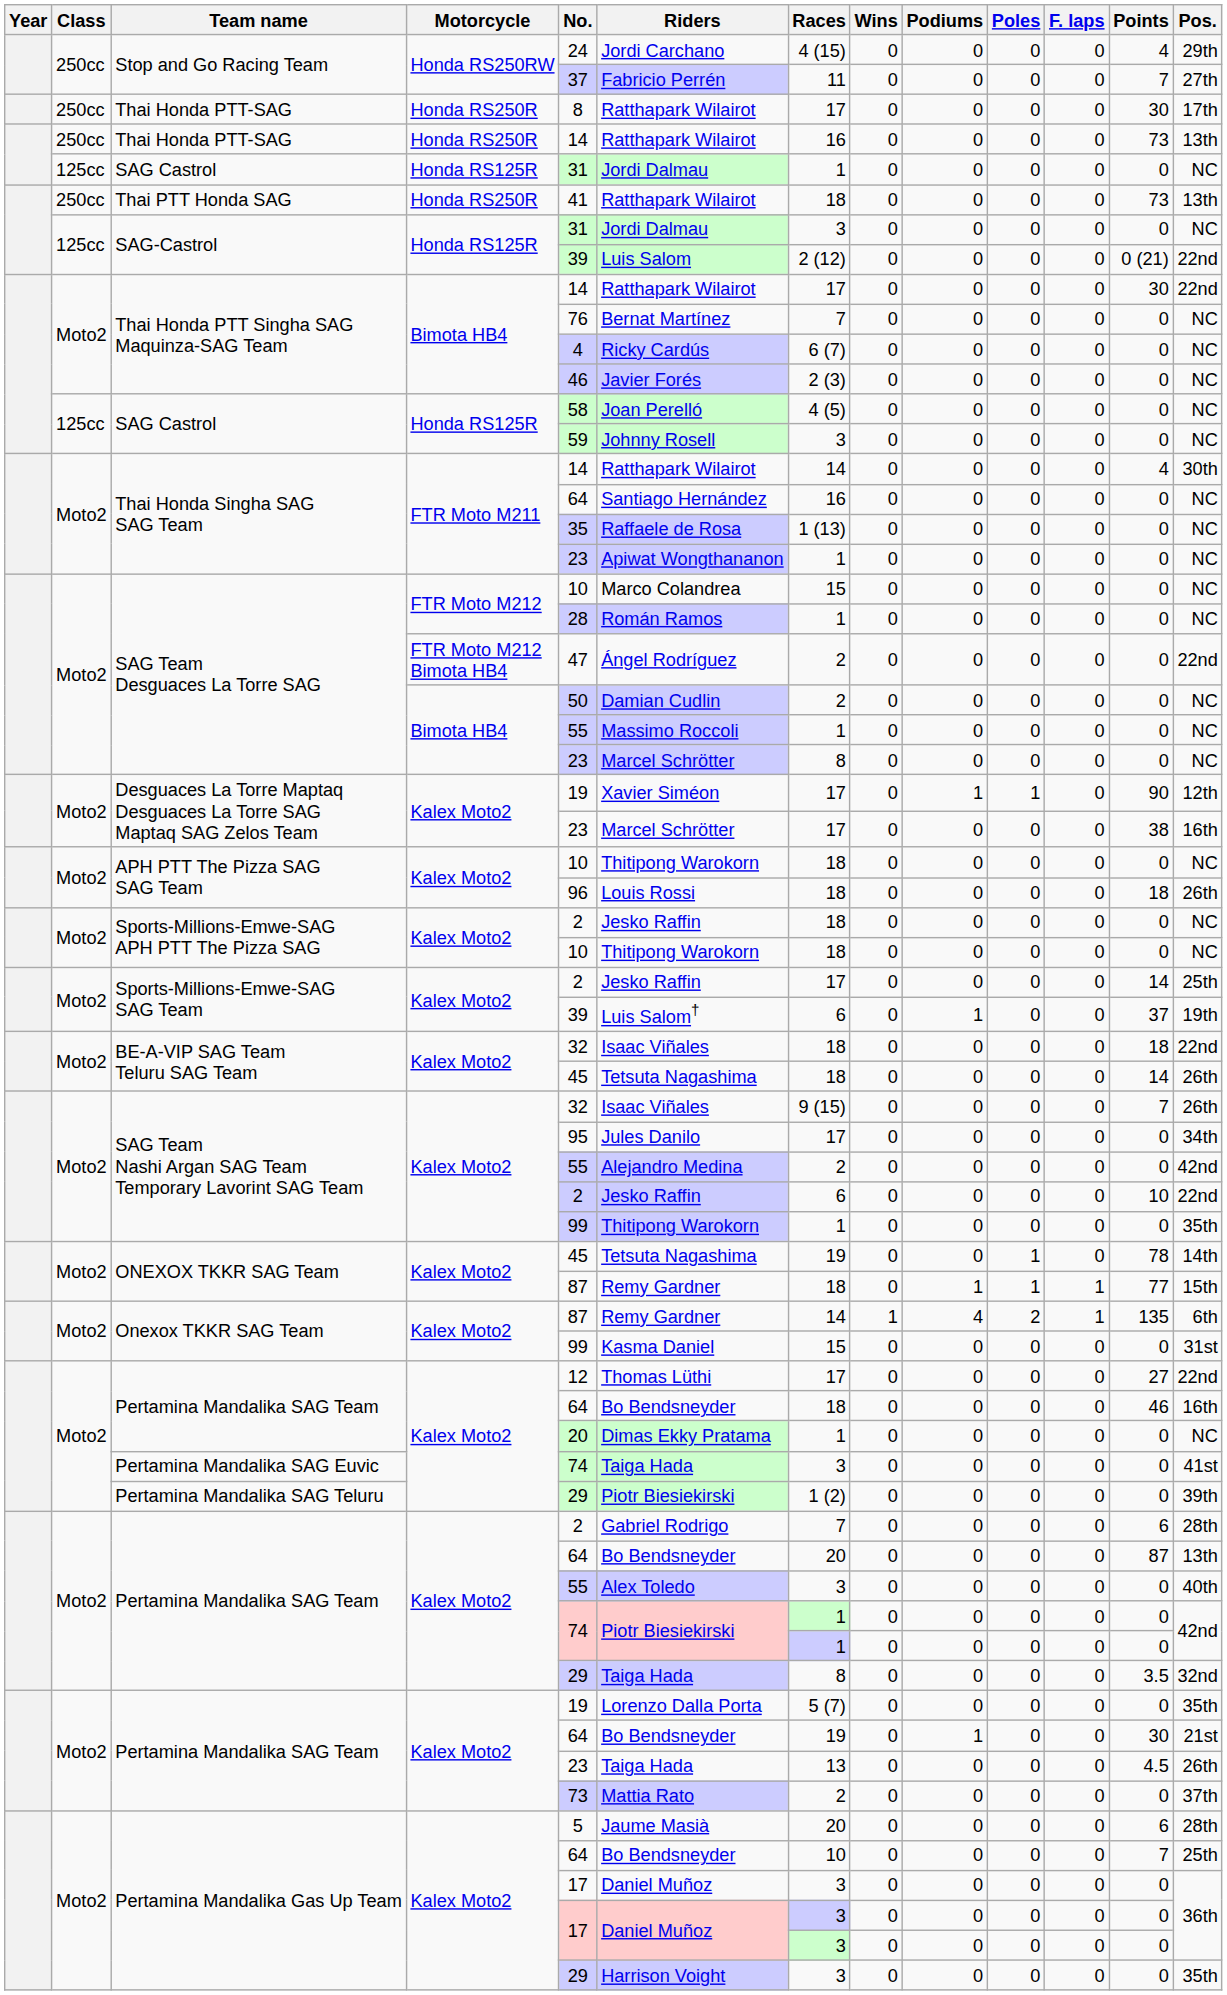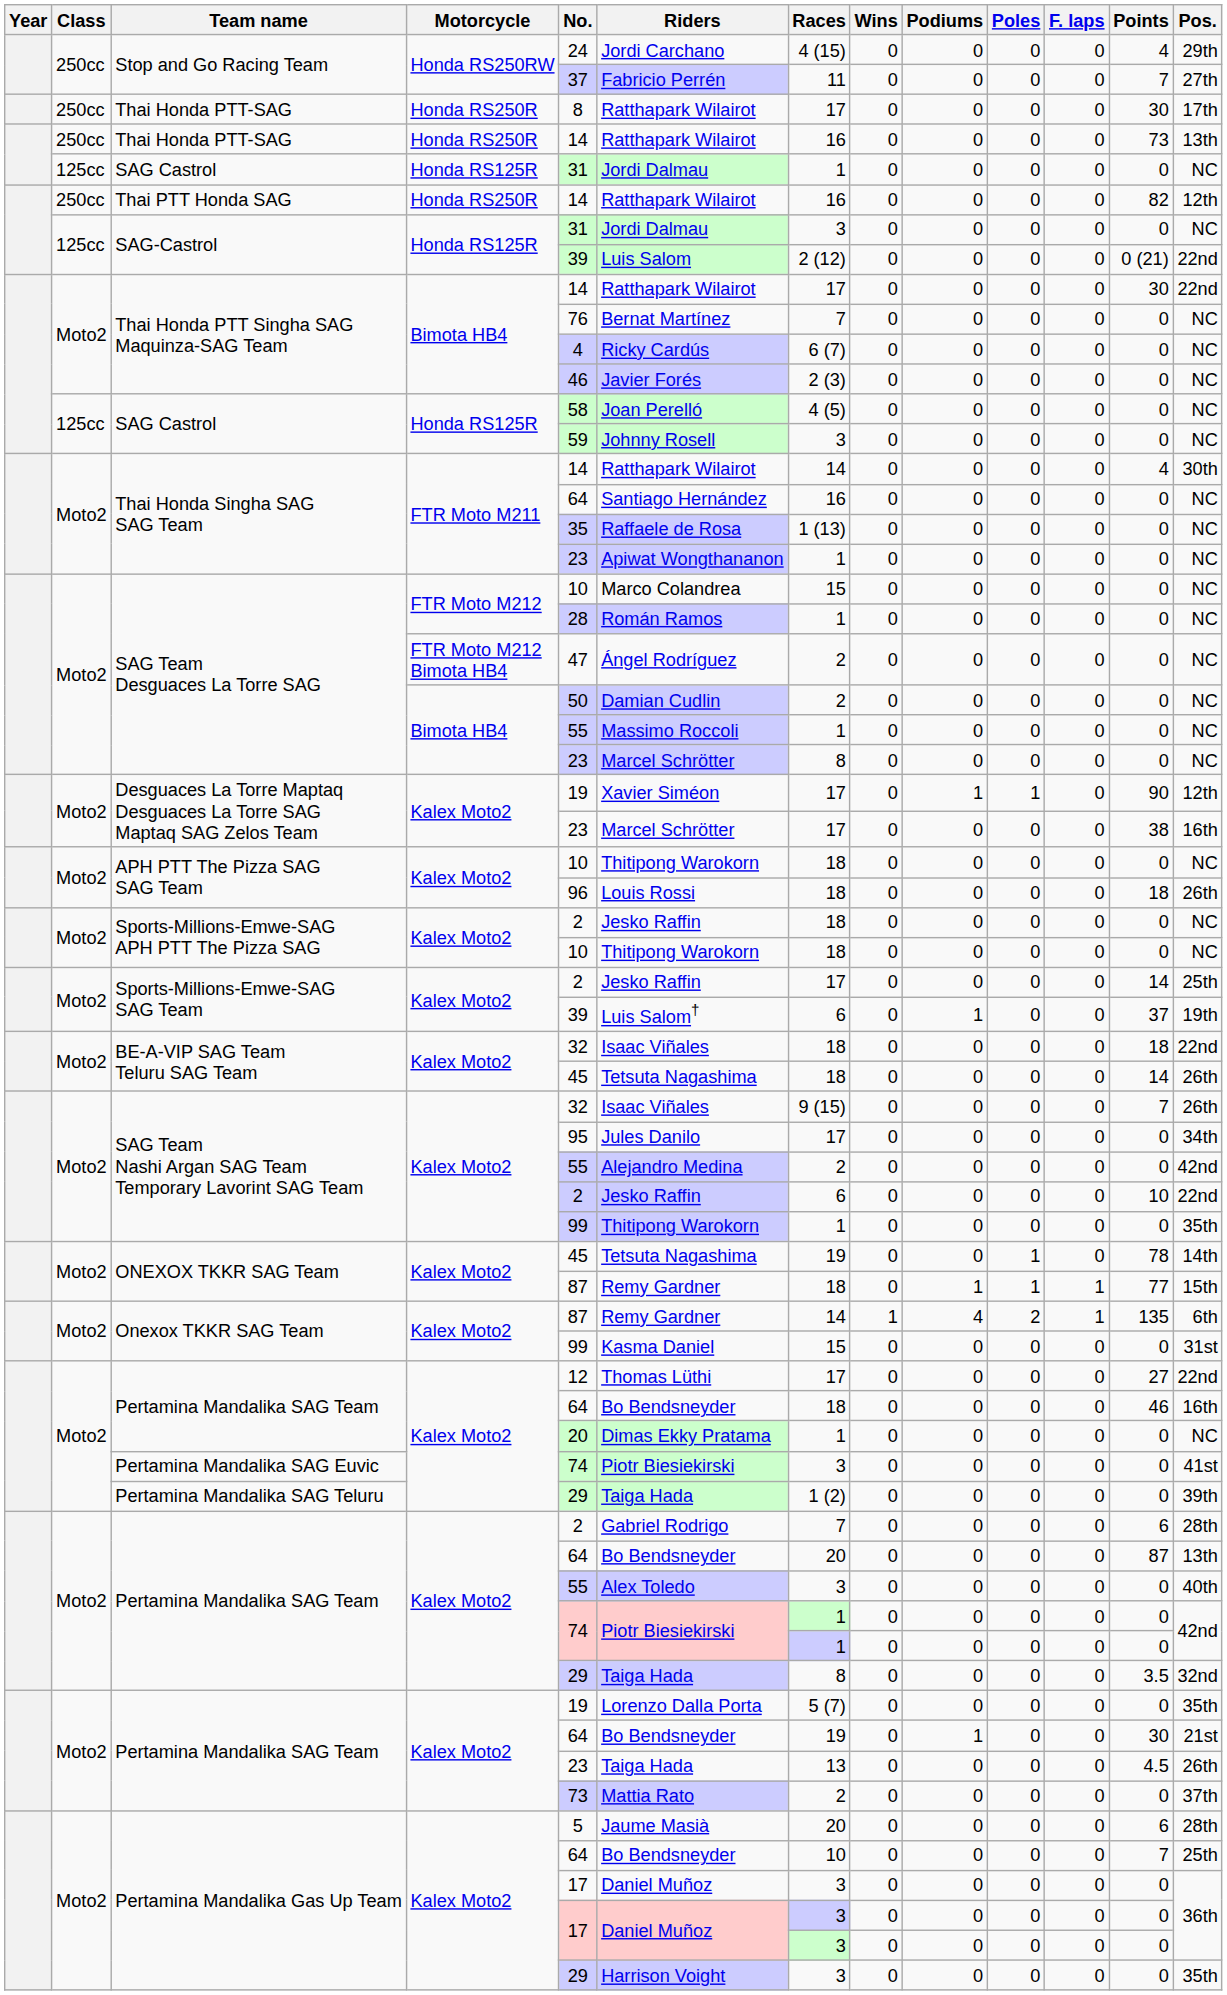(578, 199) 41 -> (578, 199) 14
(836, 199) 18 -> (836, 199) 16
(1159, 199) 73 -> (1159, 199) 82
(1200, 199) 13th -> (1200, 199) 12th
(1198, 659) 22nd -> (1205, 659) NC
(647, 1466) Taiga Hada -> (668, 1466) Piotr Biesiekirski
(668, 1496) Piotr Biesiekirski -> (647, 1496) Taiga Hada
